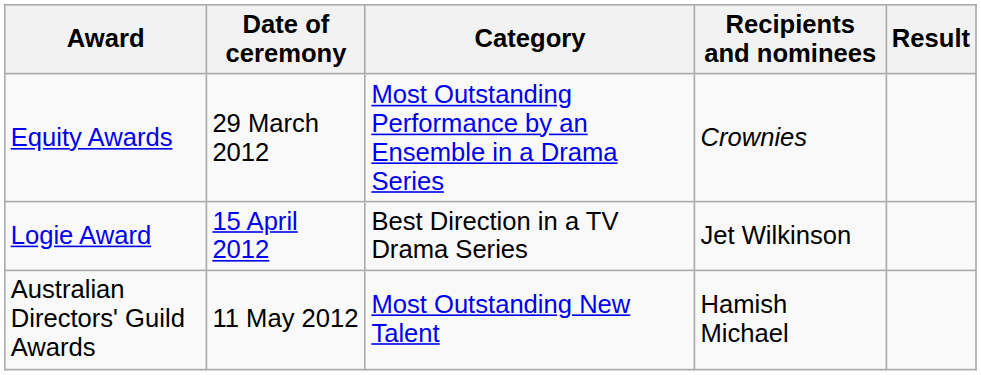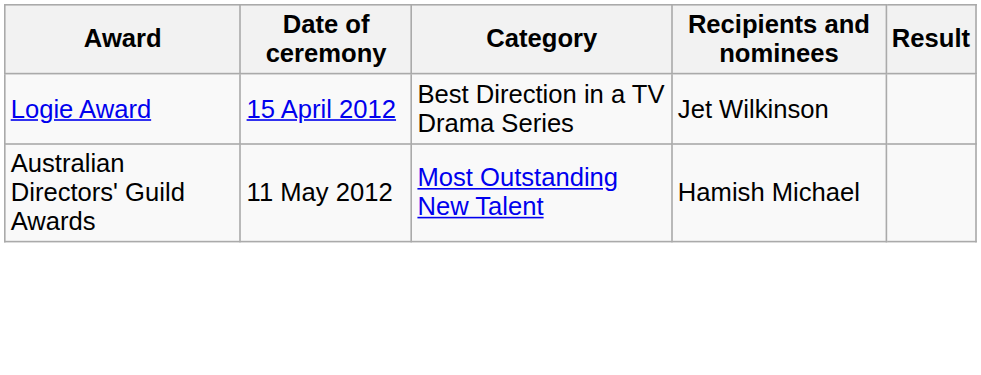- row: (92, 137)
